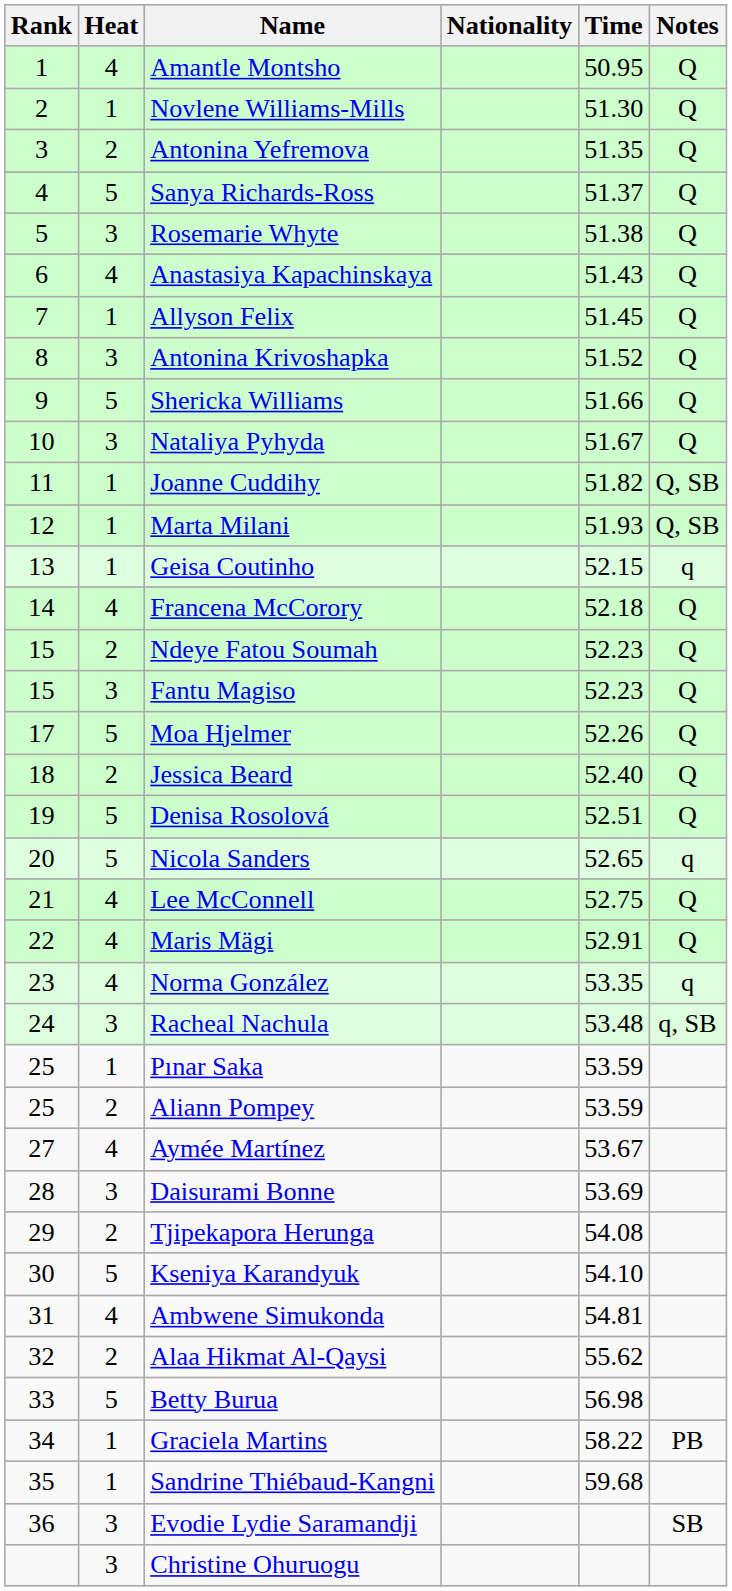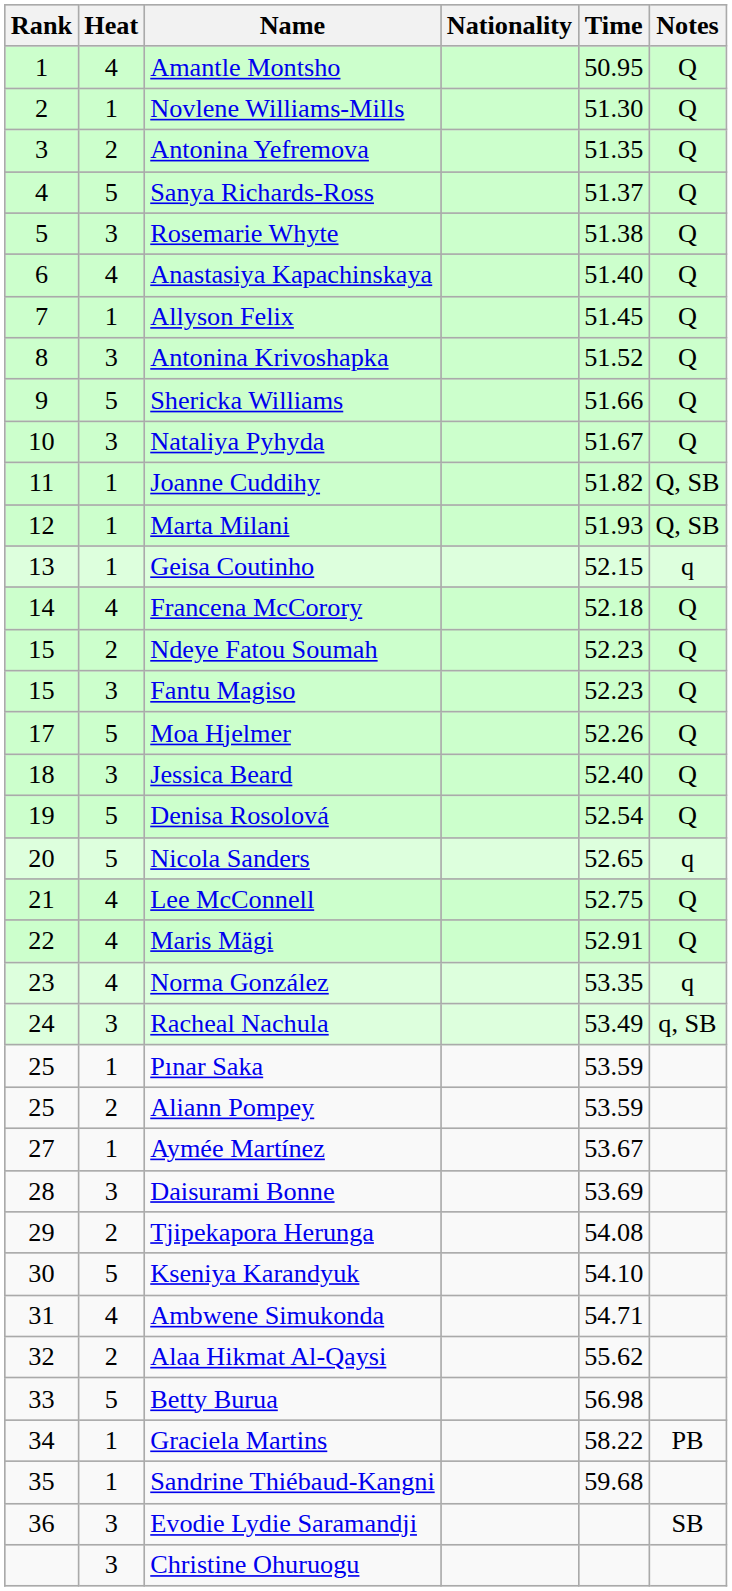(614, 274) 51.43 -> (614, 274) 51.40
(111, 774) 2 -> (111, 774) 3
(614, 815) 52.51 -> (614, 815) 52.54
(614, 1024) 53.48 -> (614, 1024) 53.49
(111, 1148) 4 -> (111, 1148) 1
(614, 1315) 54.81 -> (614, 1315) 54.71
